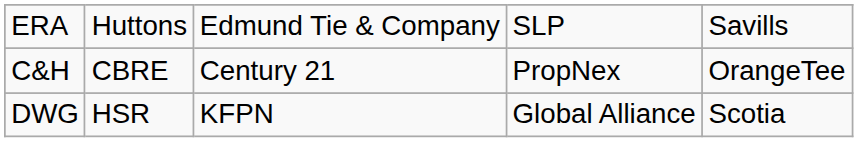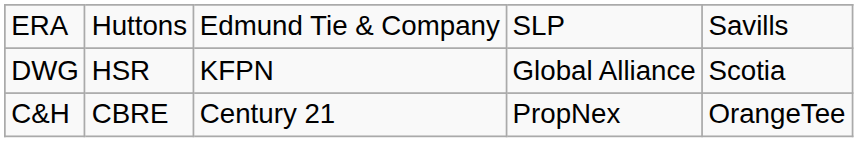rows swapped: (40, 70) <-> (45, 114)
